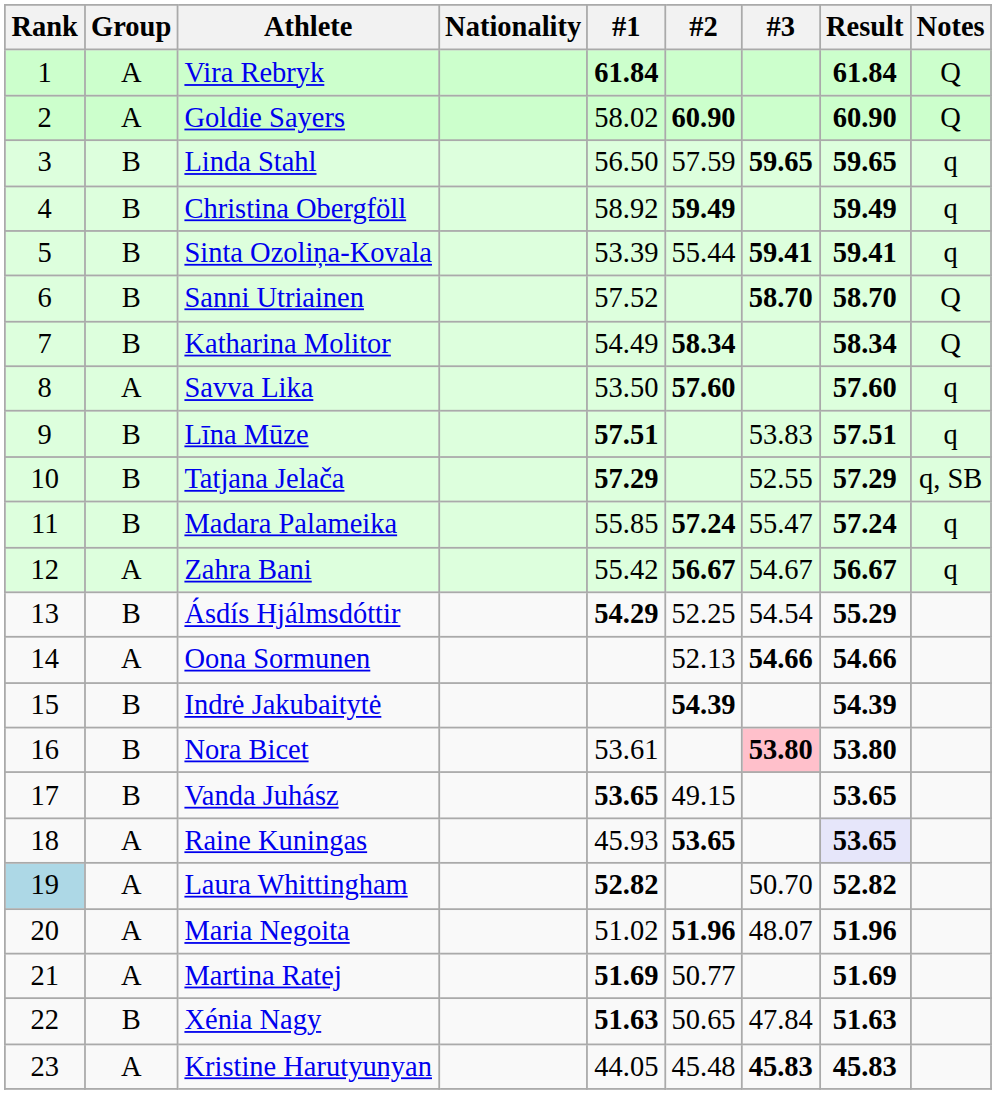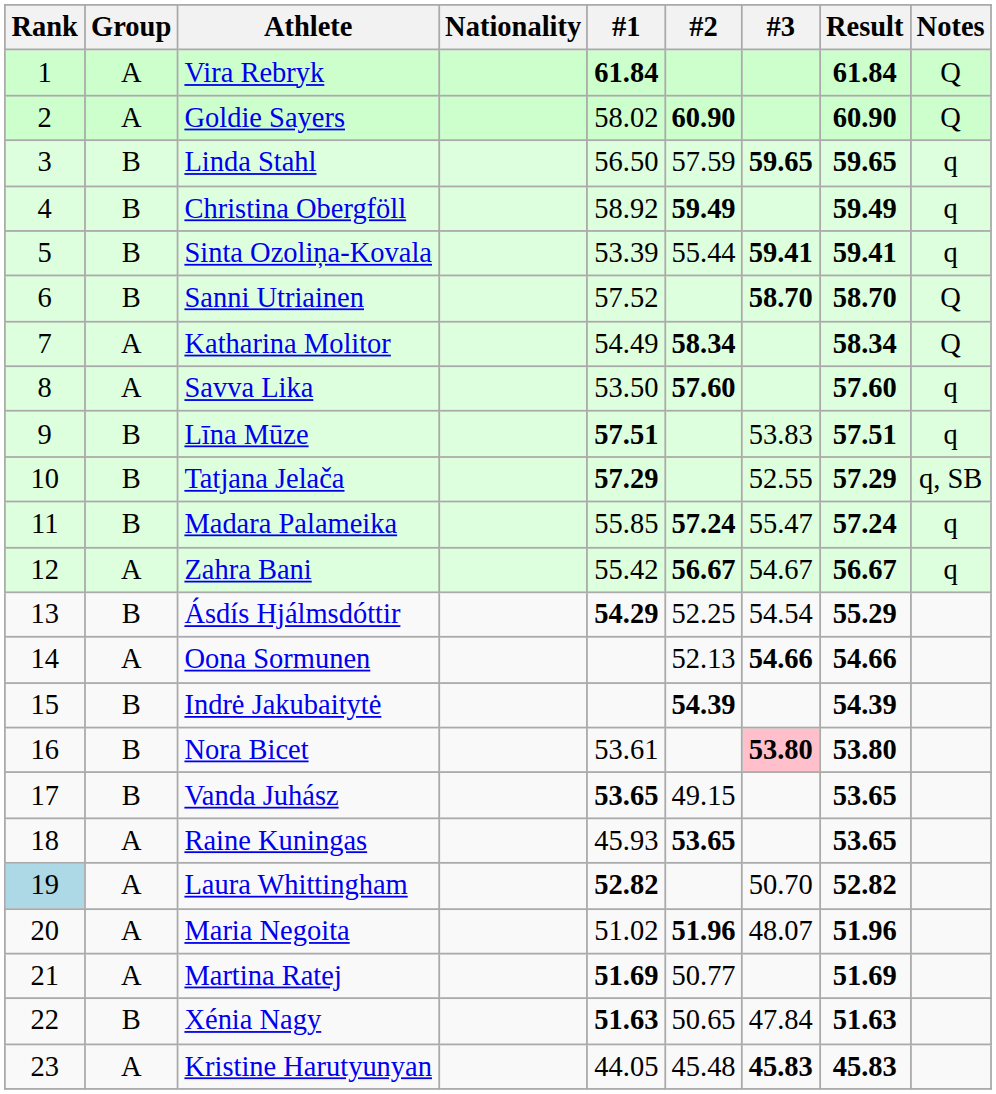(131, 343) B -> (131, 343) A
(865, 840) lavender background -> (865, 840) no background
